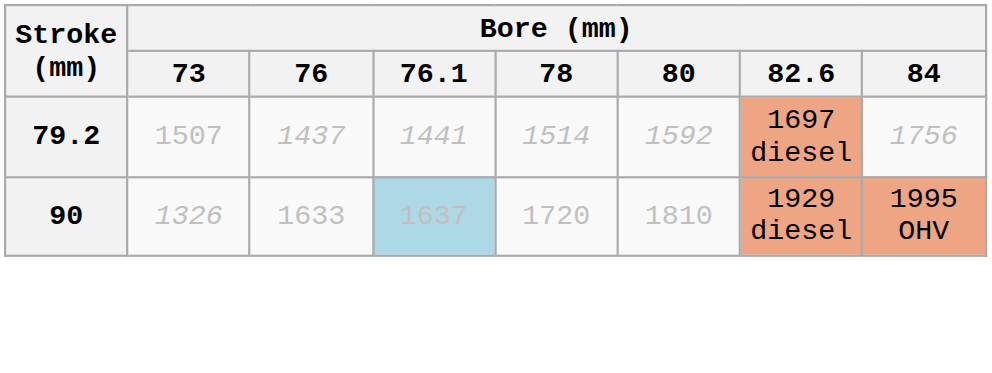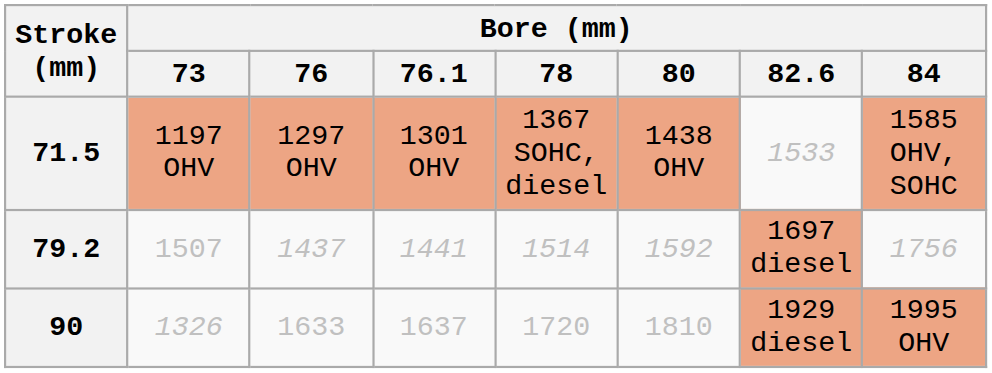+ row: (66, 153)
(434, 216) lightblue background -> (434, 327) no background
